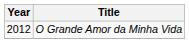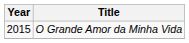(19, 30) 2012 -> (19, 30) 2015
